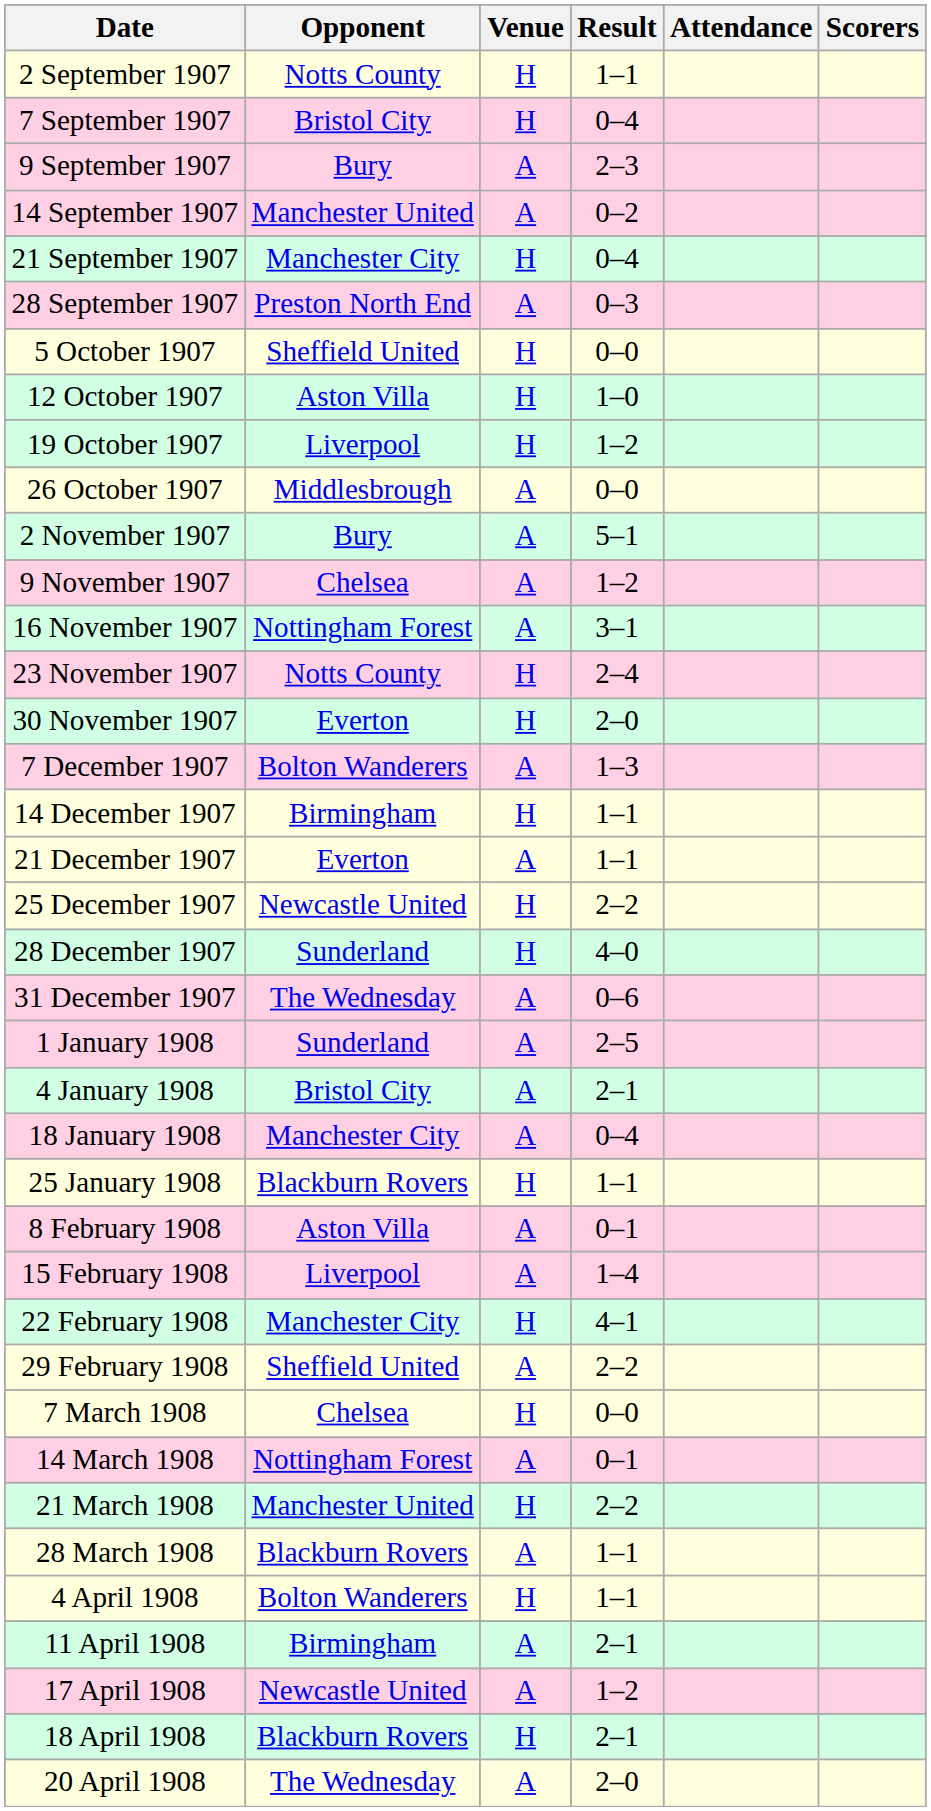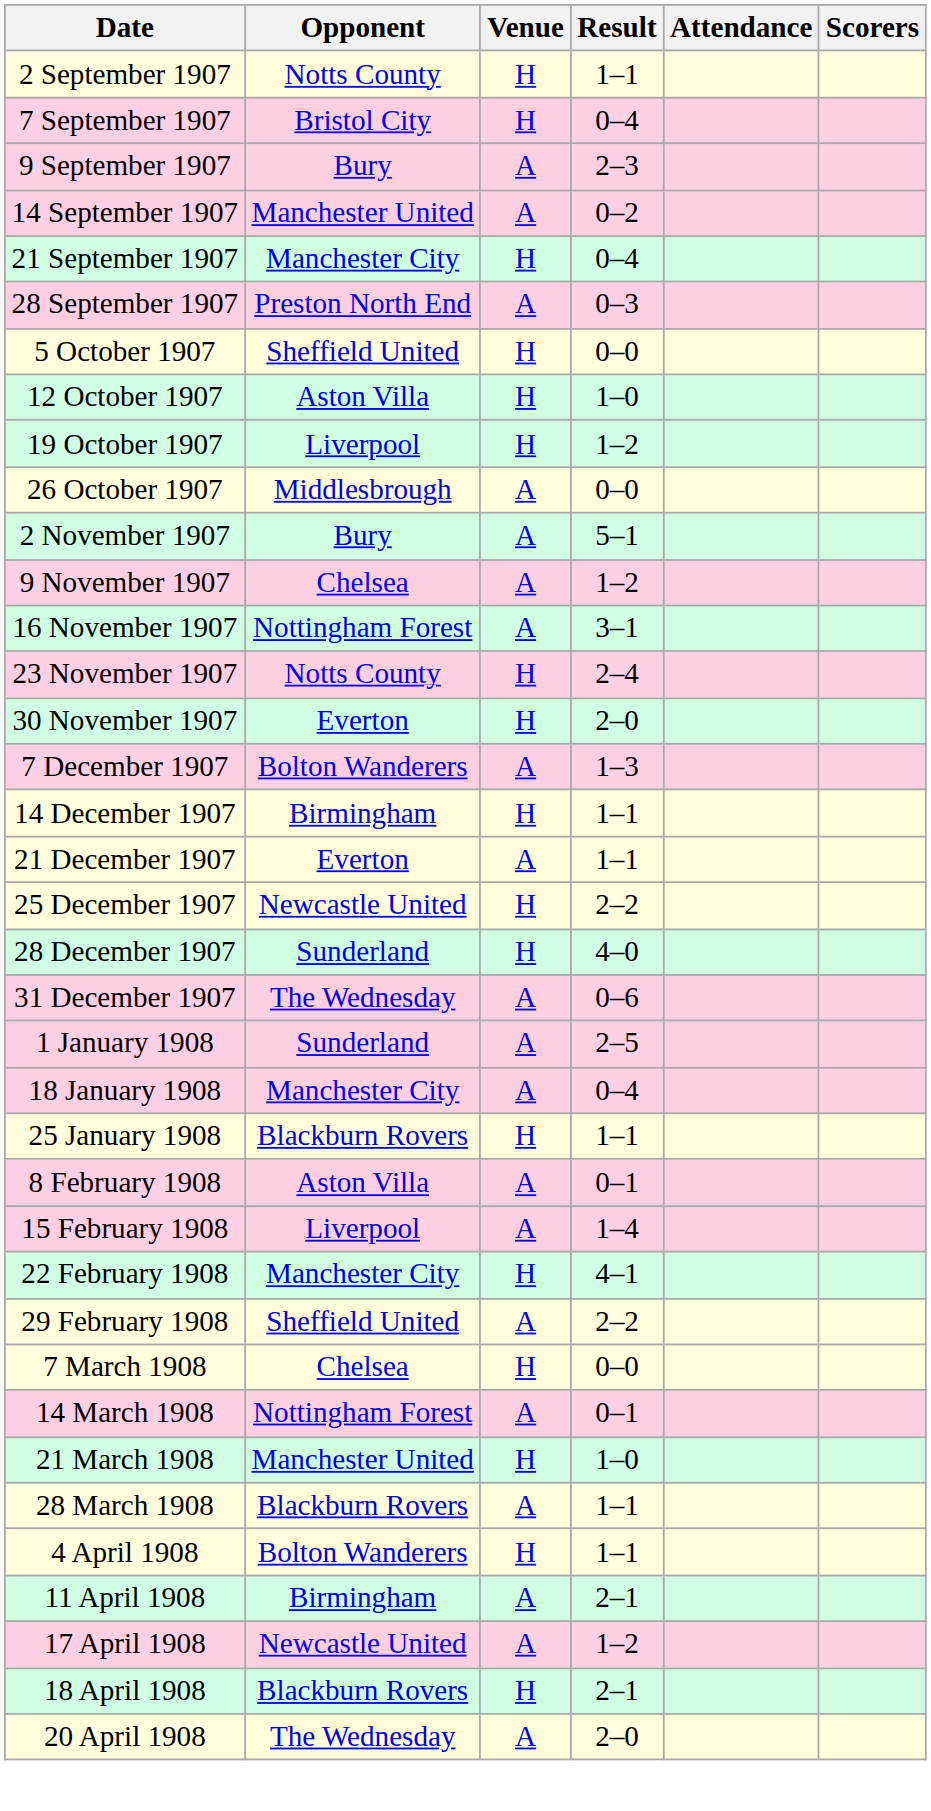- row: (125, 1089)
(617, 1505) 2–2 -> (617, 1459) 1–0
